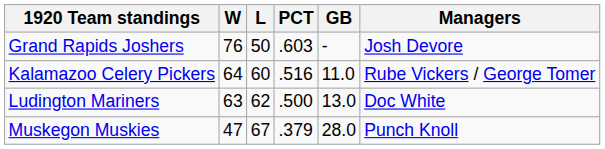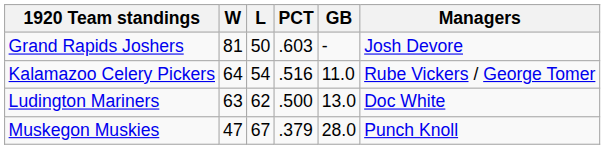(233, 46) 76 -> (233, 46) 81
(261, 74) 60 -> (261, 74) 54
